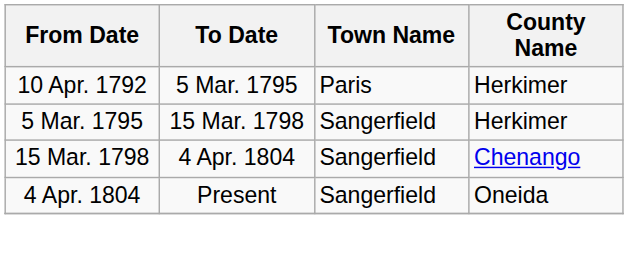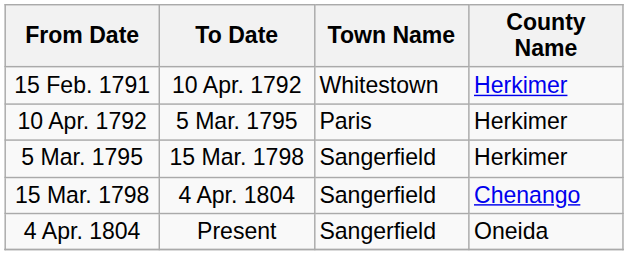+ row: (82, 85)
